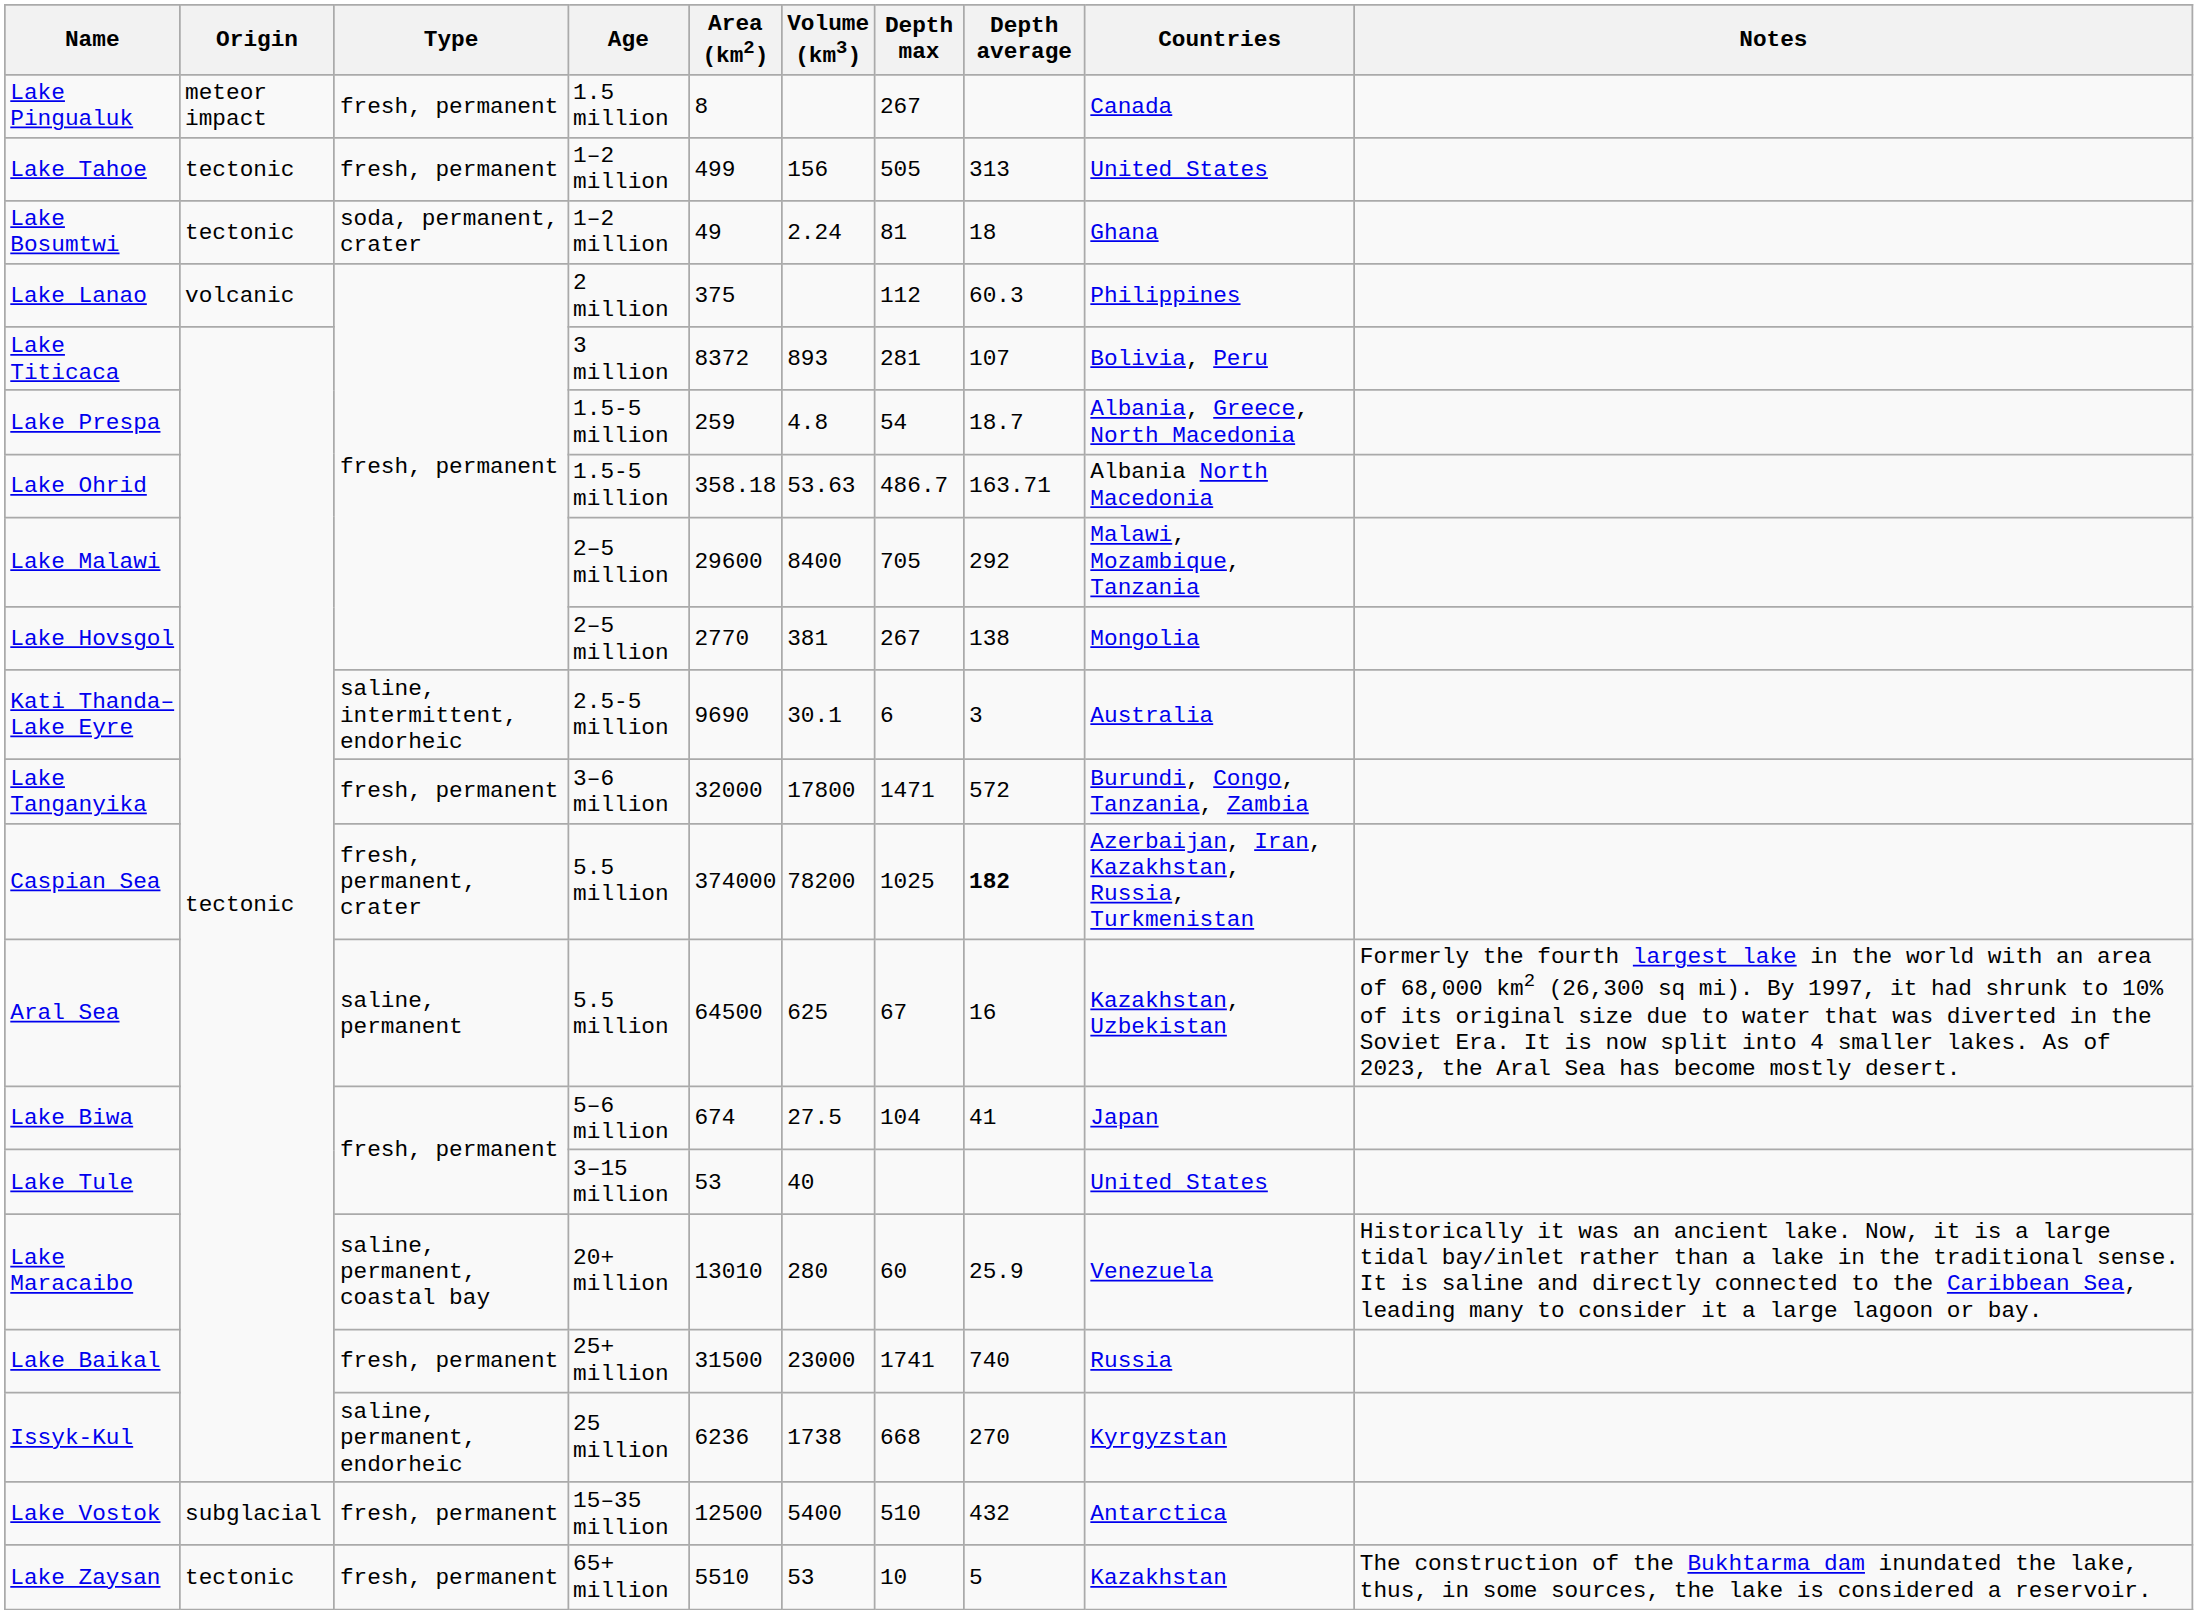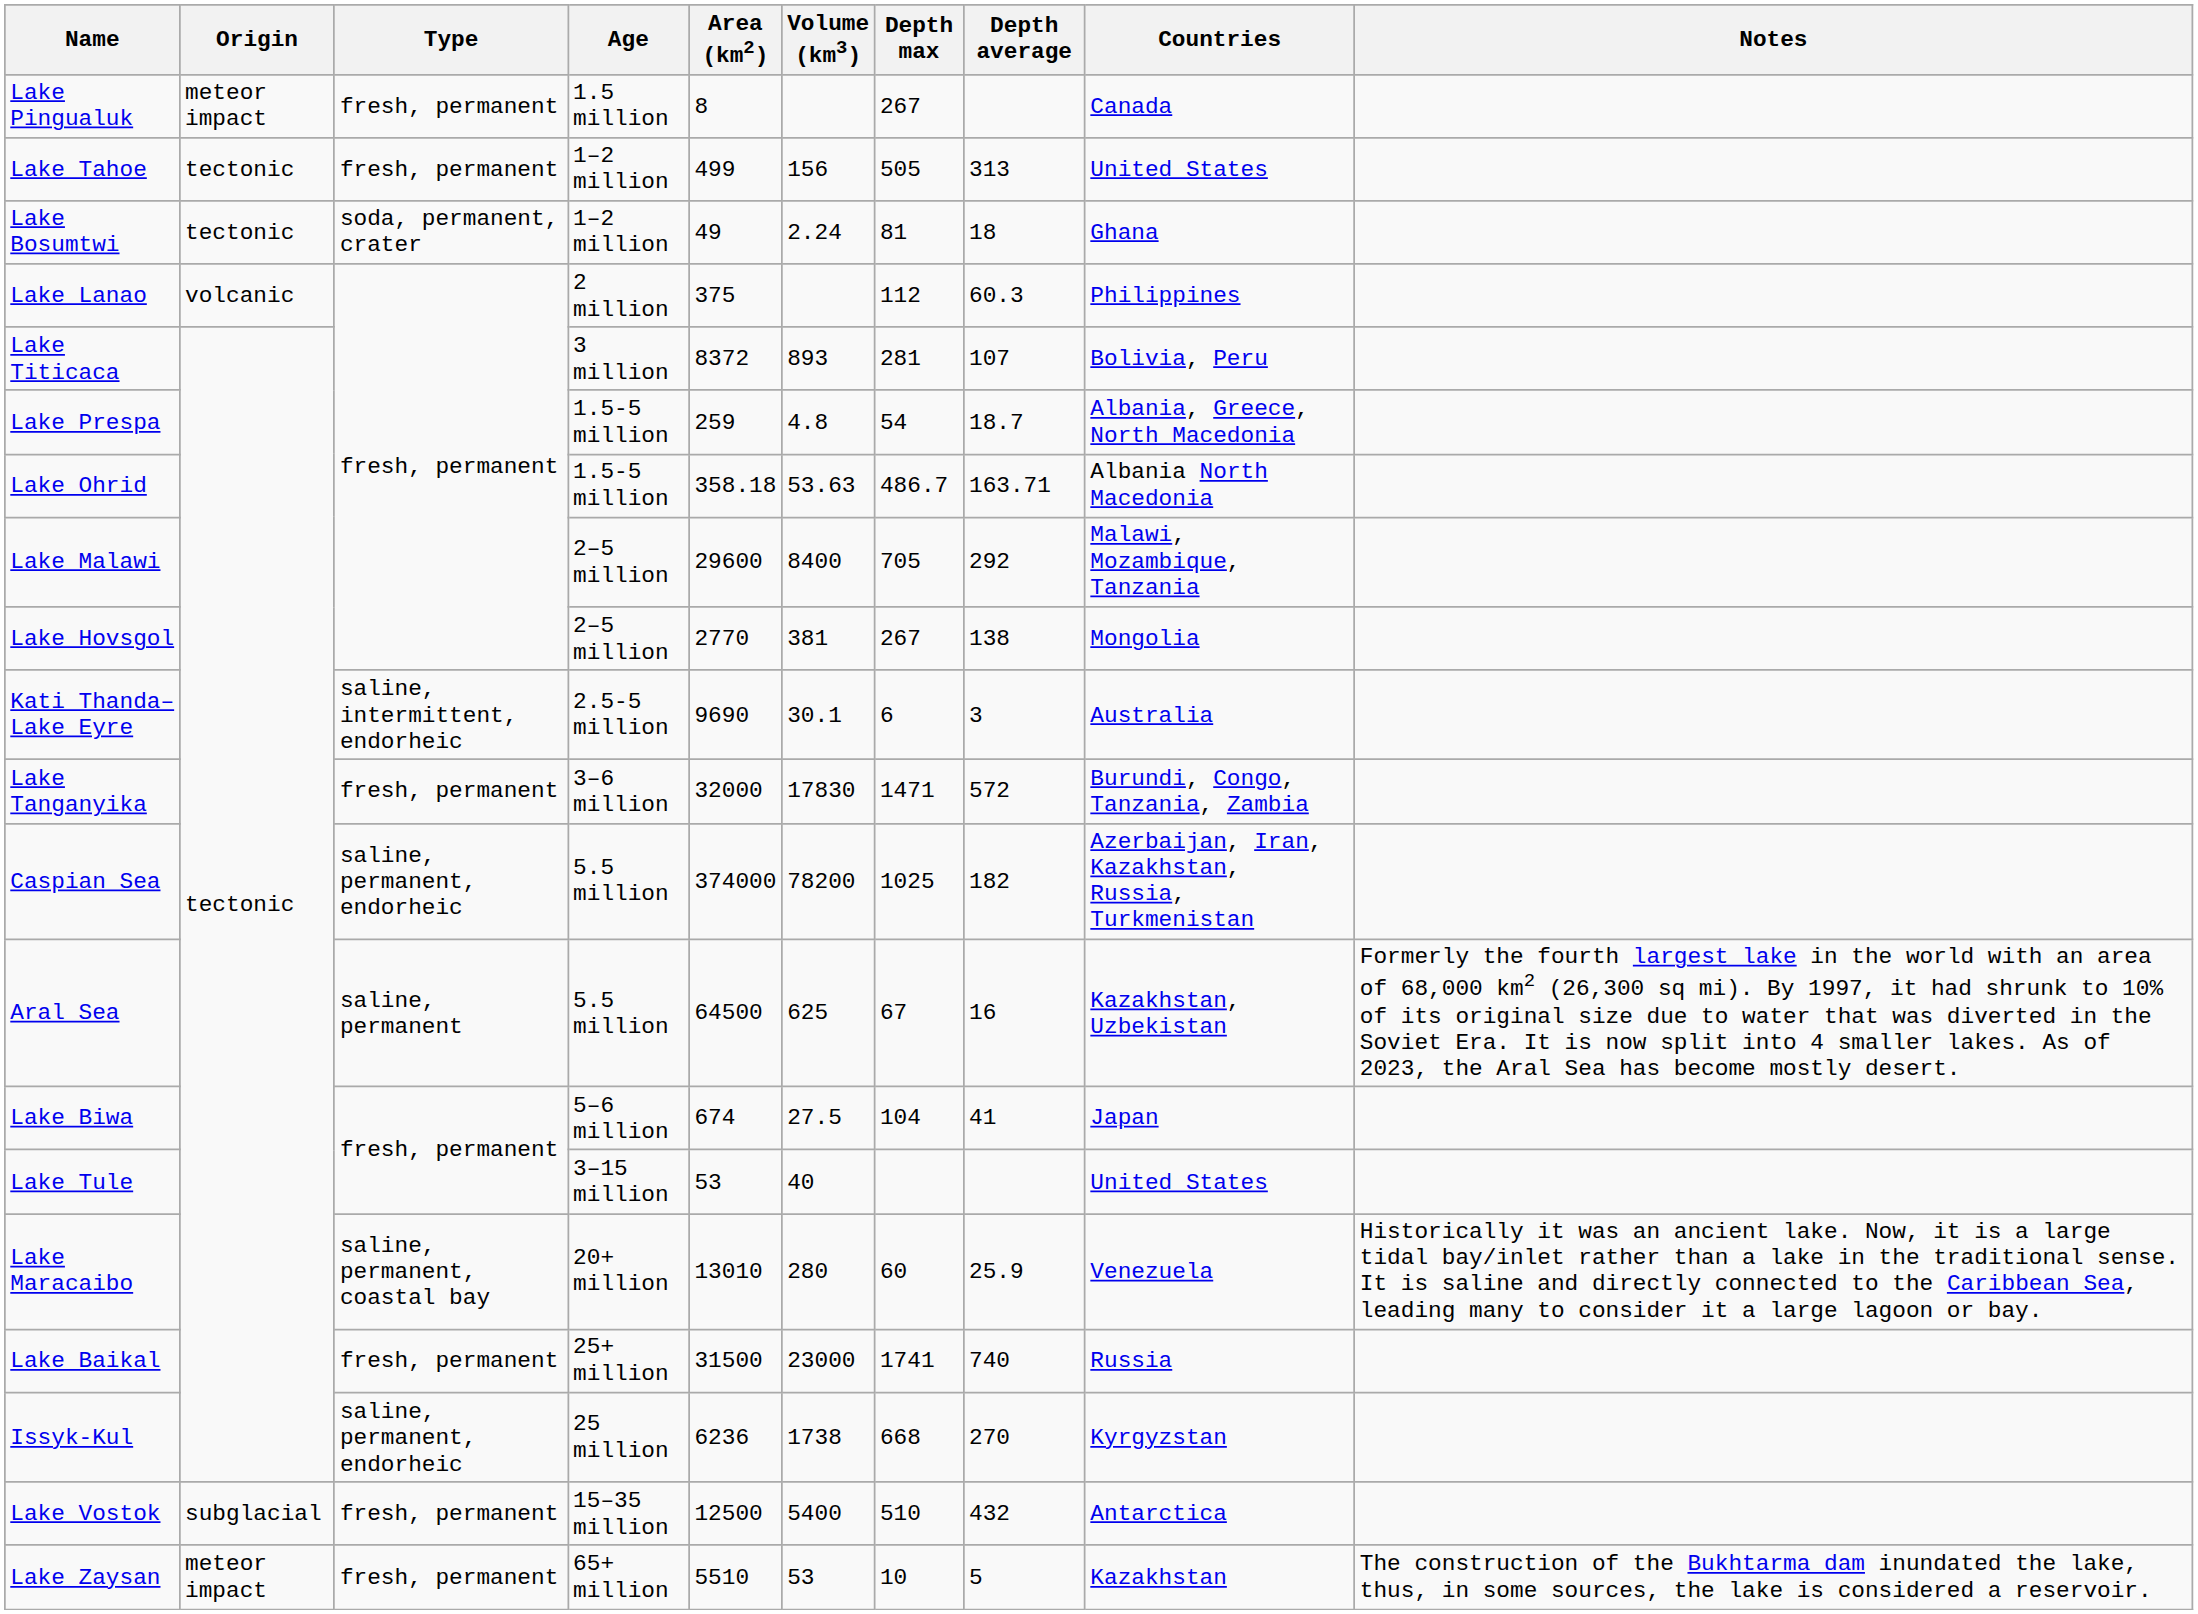(821, 791) 17800 -> (821, 791) 17830
(408, 881) fresh, permanent, crater -> (408, 881) saline, permanent, endorheic
(989, 881) bold -> (989, 881) normal
(240, 1577) tectonic -> (226, 1577) meteor impact
